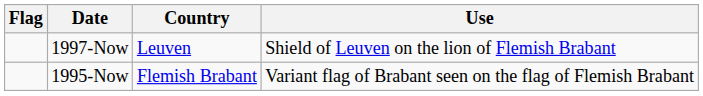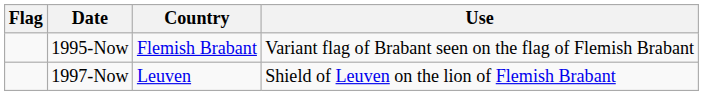rows swapped: (90, 76) <-> (90, 47)
